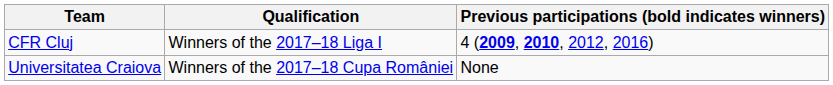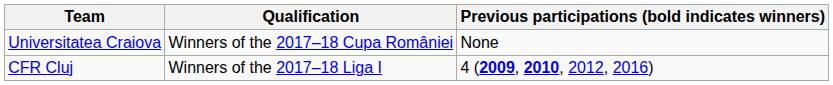rows swapped: (41, 42) <-> (85, 67)
